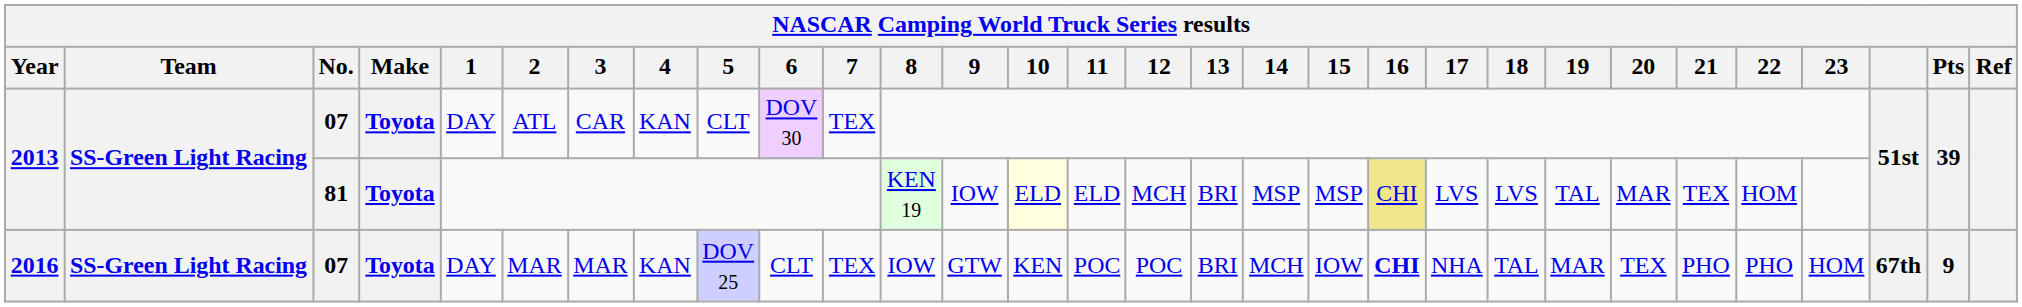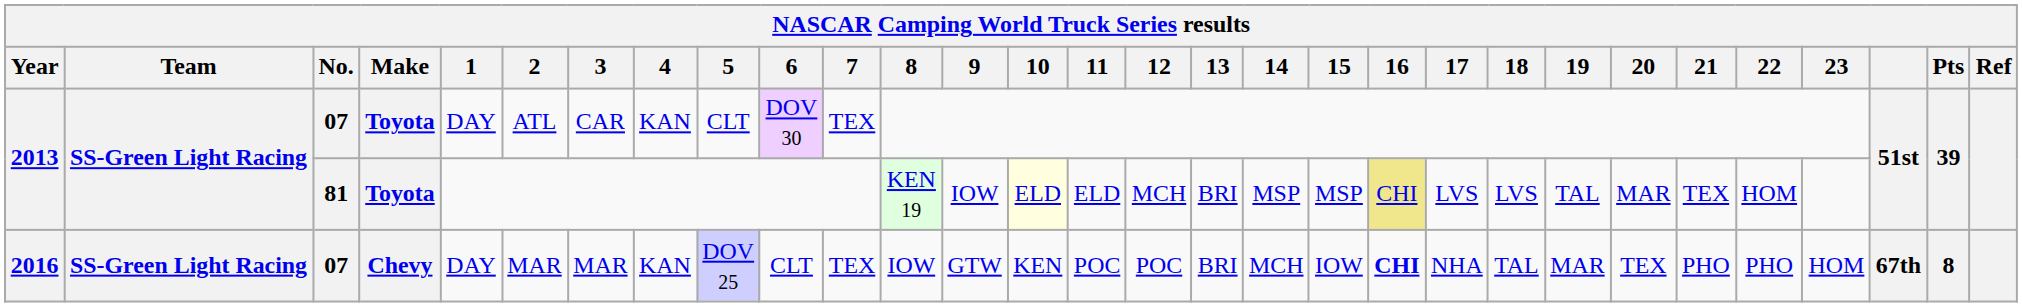(400, 265) Toyota -> (400, 265) Chevy
(1948, 265) 9 -> (1948, 265) 8
